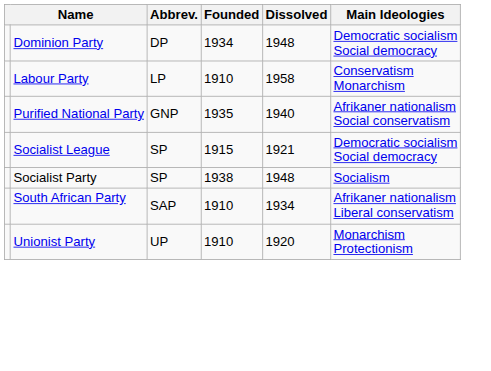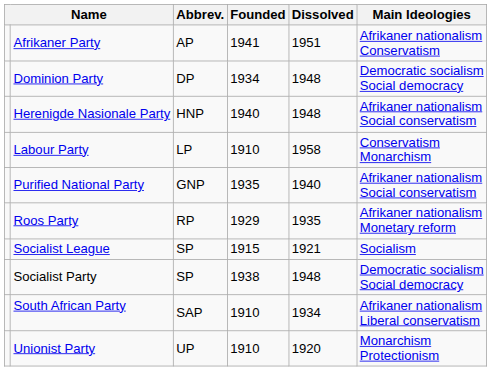+ row: (57, 43)
+ row: (92, 114)
+ row: (46, 220)
(395, 149) Democratic socialism Social democracy -> (388, 249) Socialism
(362, 177) Socialism -> (422, 277) Democratic socialism Social democracy
